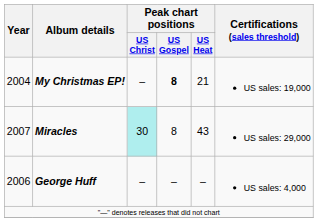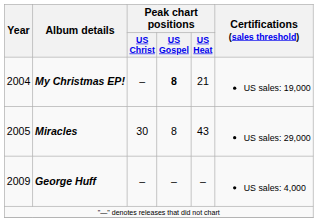(19, 131) 2007 -> (19, 131) 2005
(142, 131) paleturquoise background -> (142, 131) no background
(19, 181) 2006 -> (19, 181) 2009
